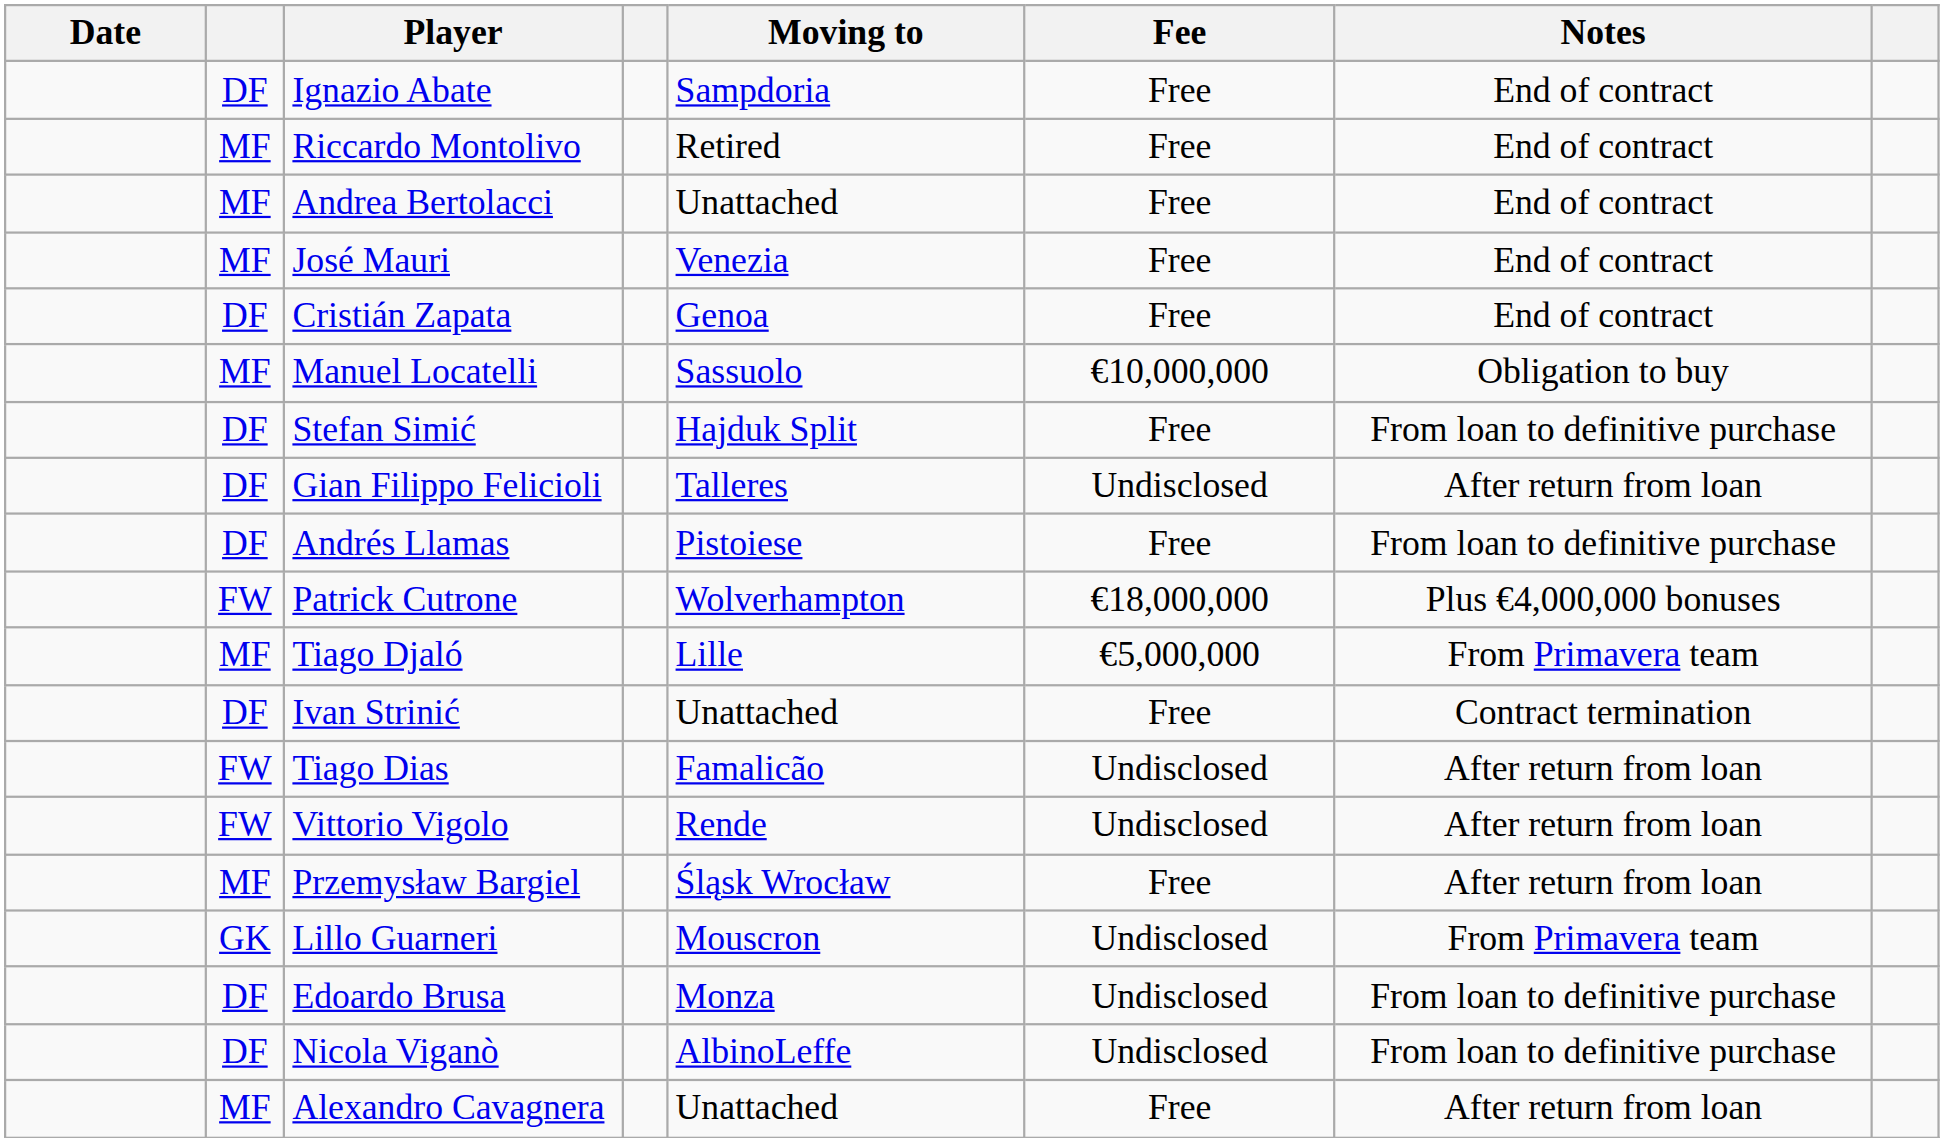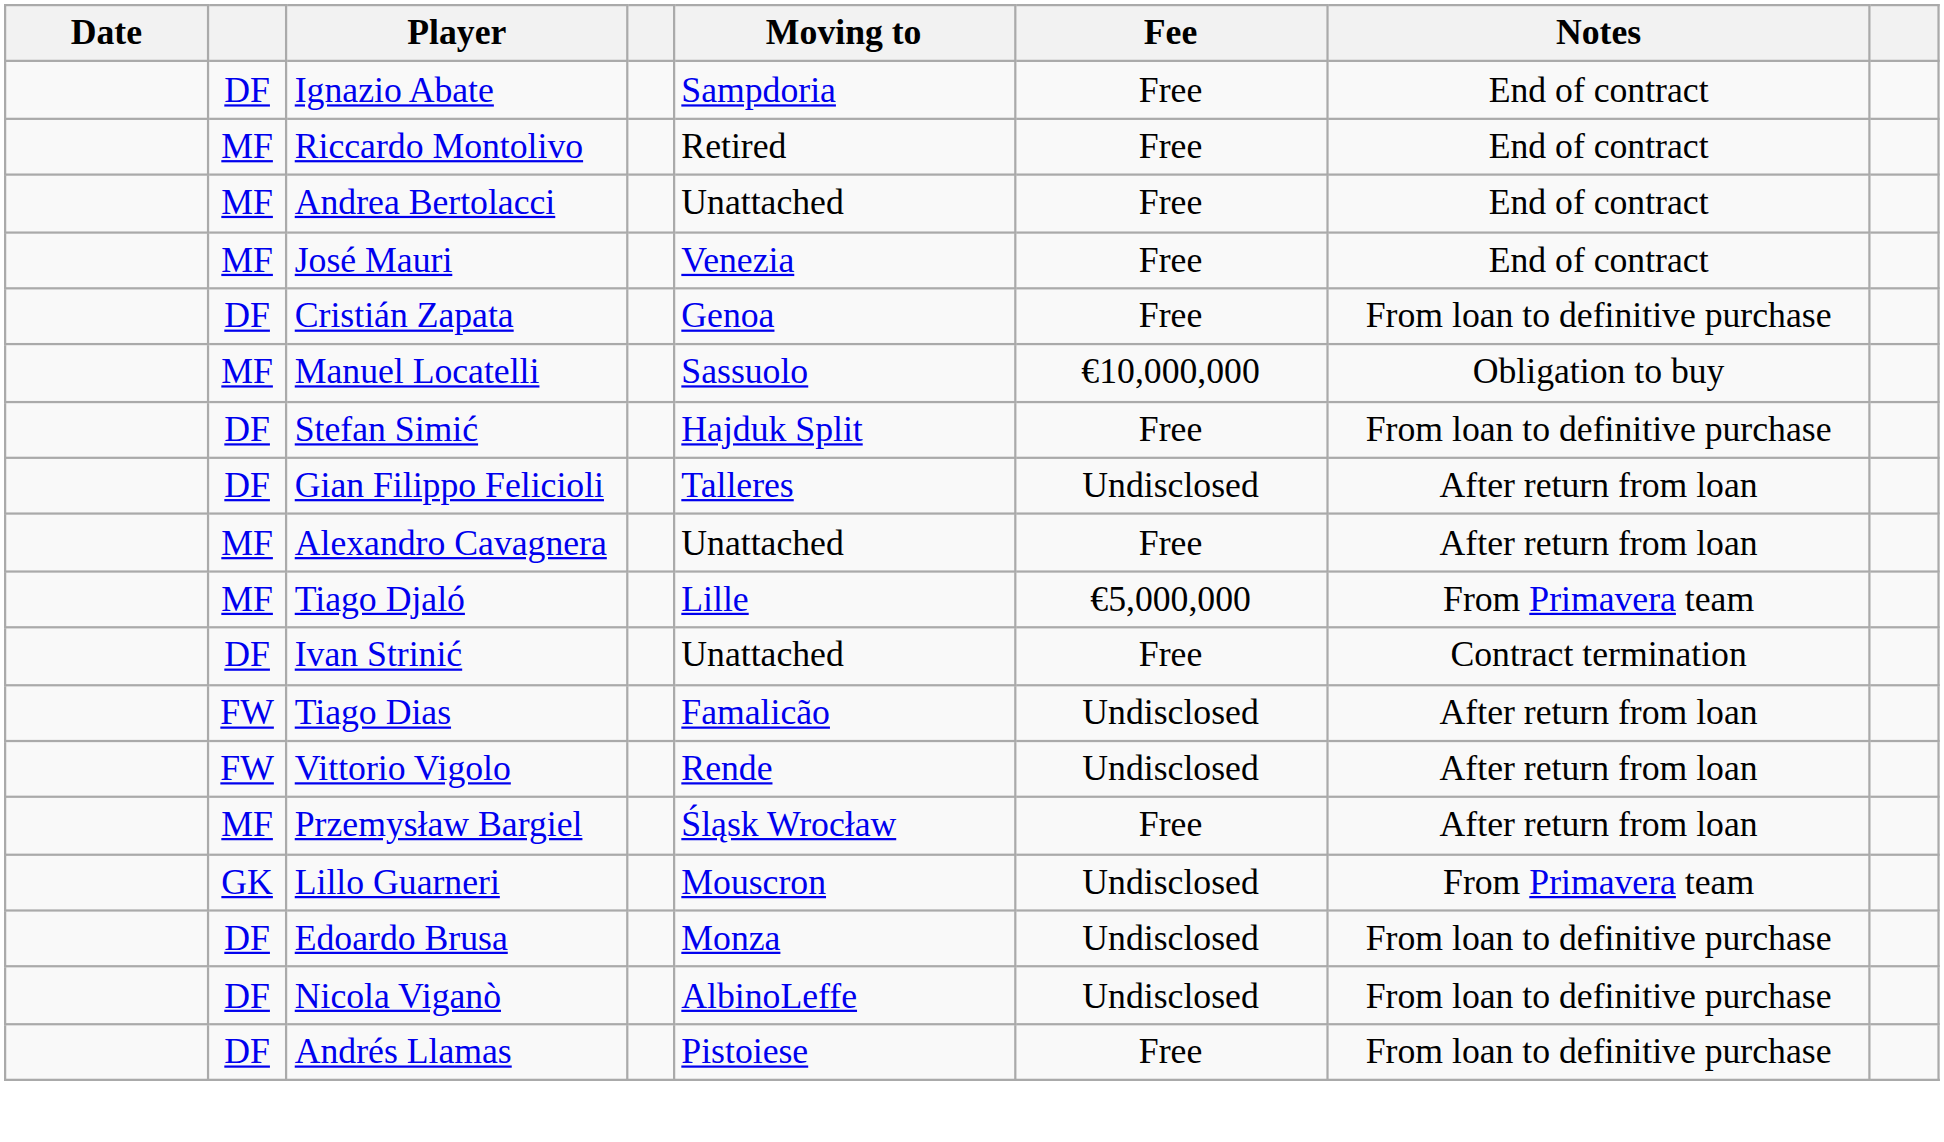(1603, 315) End of contract -> (1599, 315) From loan to definitive purchase
rows swapped: (401, 542) <-> (448, 1107)
- row: (405, 598)
